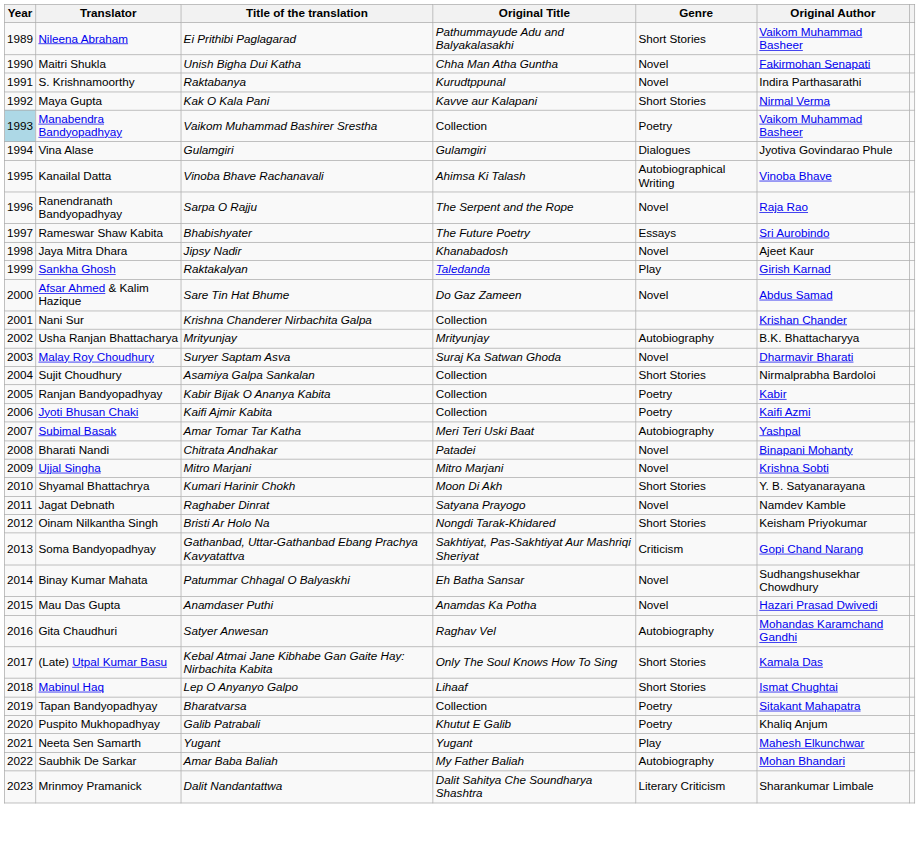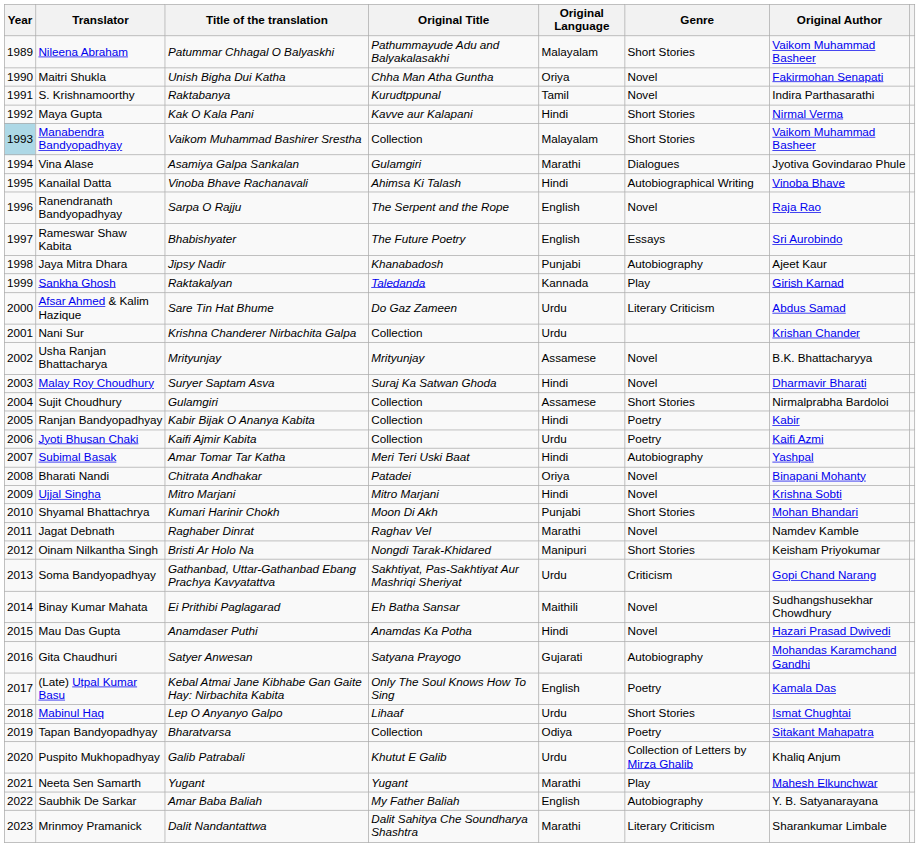+ column: (582, 20)
(240, 38) Ei Prithibi Paglagarad -> (251, 51) Patummar Chhagal O Balyaskhi
(655, 126) Poetry -> (661, 139) Short Stories
(209, 151) Gulamgiri -> (233, 164) Asamiya Galpa Sankalan
(653, 251) Novel -> (665, 264) Autobiography
(653, 295) Novel -> (671, 308) Literary Criticism
(676, 338) Autobiography -> (642, 358) Novel
(249, 375) Asamiya Galpa Sankalan -> (193, 402) Gulamgiri
(812, 486) Y. B. Satyanarayana -> (815, 513) Mohan Bhandari
(481, 505) Satyana Prayogo -> (401, 531) Raghav Vel
(267, 580) Patummar Chhagal O Balyaskhi -> (224, 607) Ei Prithibi Paglagarad
(466, 630) Raghav Vel -> (416, 657) Satyana Prayogo
(672, 662) Short Stories -> (644, 688) Poetry
(655, 724) Poetry -> (687, 757) Collection of Letters by Mirza Ghalib
(802, 761) Mohan Bhandari -> (825, 801) Y. B. Satyanarayana
